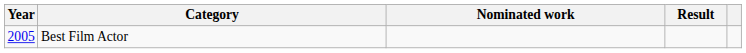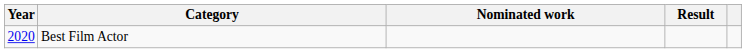(21, 36) 2005 -> (21, 36) 2020
